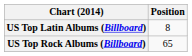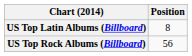(168, 43) 65 -> (168, 43) 56
